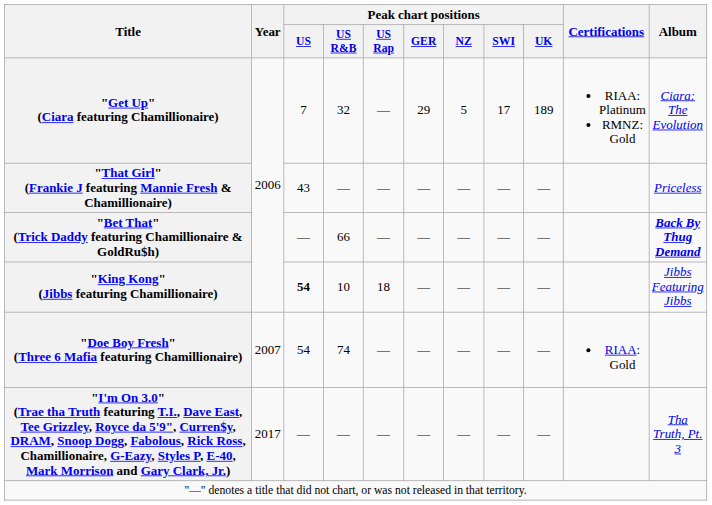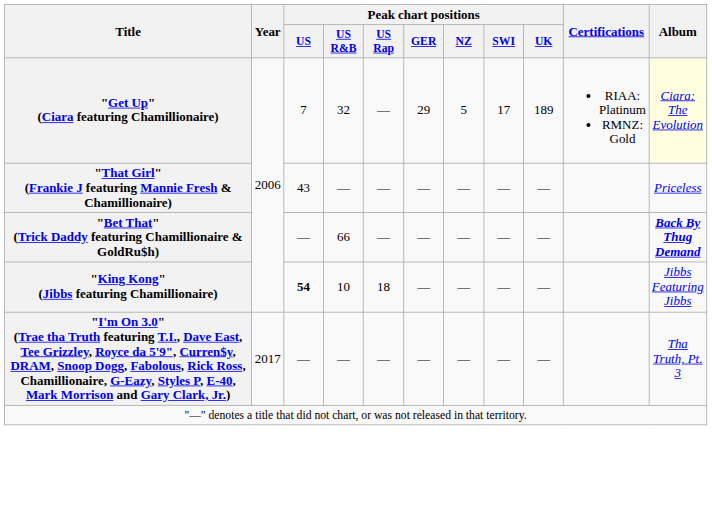(678, 110) no background -> (678, 110) lightyellow background
- row: (128, 349)
